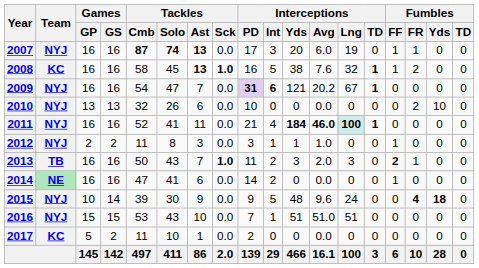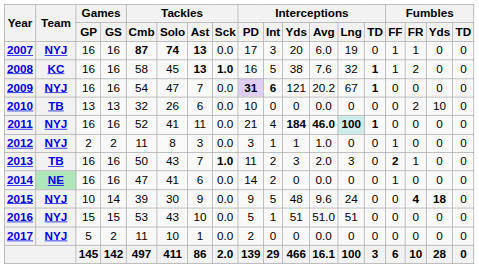(56, 106) NYJ -> (56, 106) TB
(251, 217) 7 -> (251, 217) 5
(56, 236) KC -> (56, 236) NYJ
